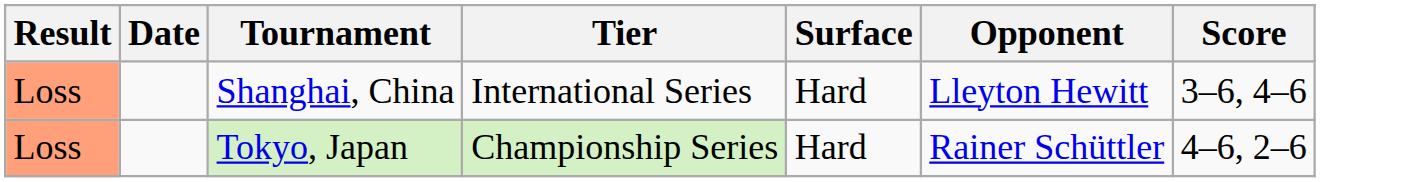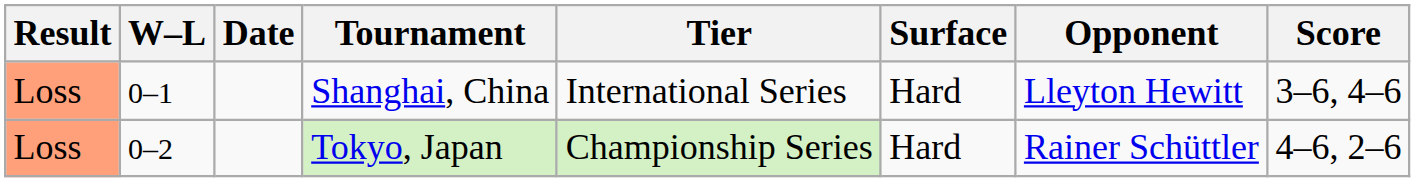+ column: (167, 33)
